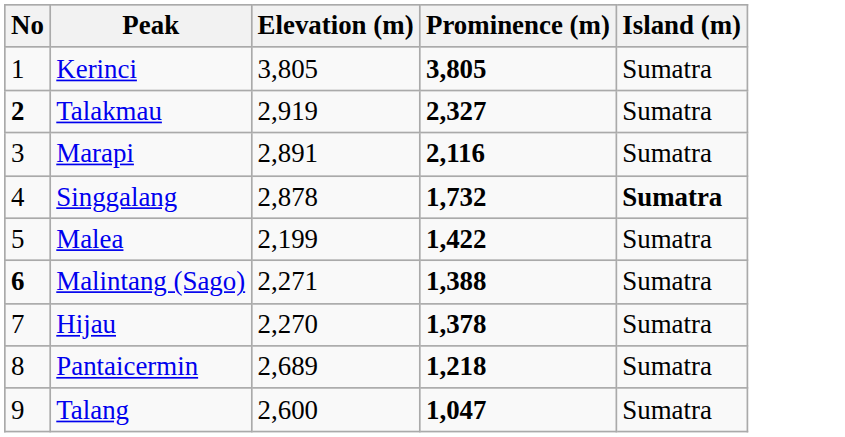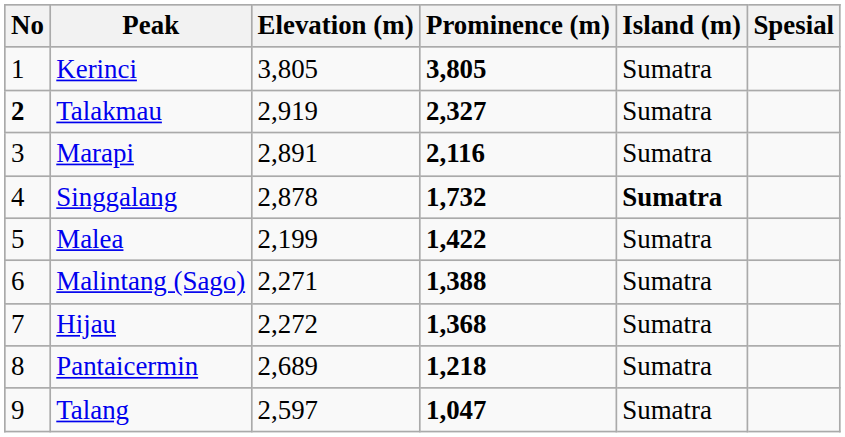+ column: (794, 25)
(18, 281) bold -> (18, 281) normal
(288, 324) 2,270 -> (288, 324) 2,272
(456, 324) 1,378 -> (456, 324) 1,368
(288, 409) 2,600 -> (288, 409) 2,597
